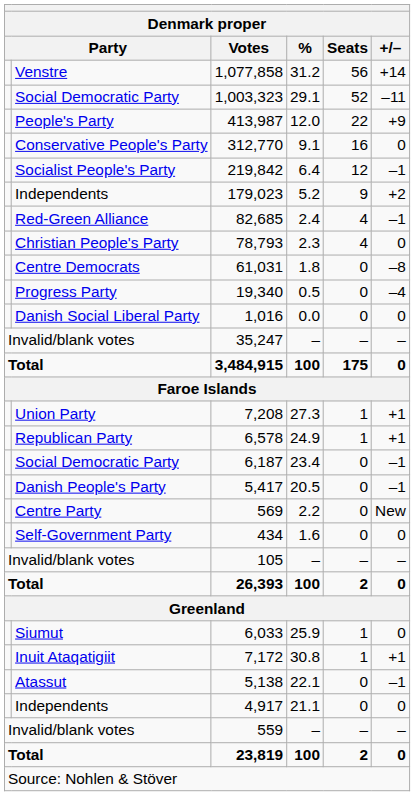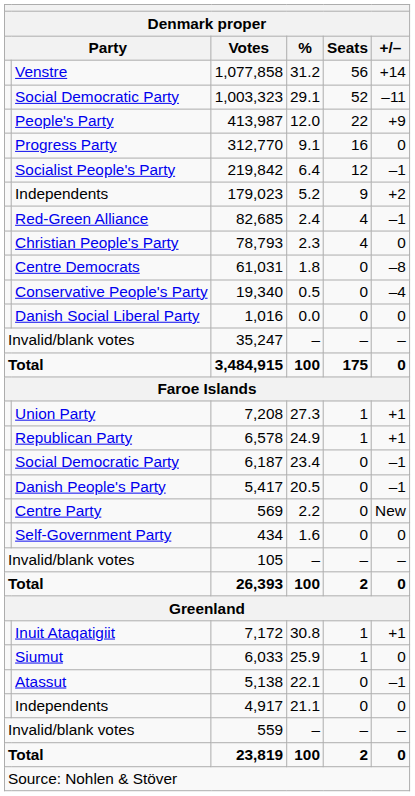(111, 145) Conservative People's Party -> (66, 145) Progress Party
(66, 291) Progress Party -> (111, 291) Conservative People's Party
rows swapped: (264, 657) <-> (264, 632)
